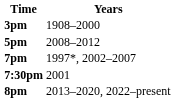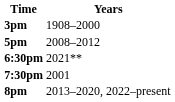+ row: (24, 58)
- row: (16, 58)
